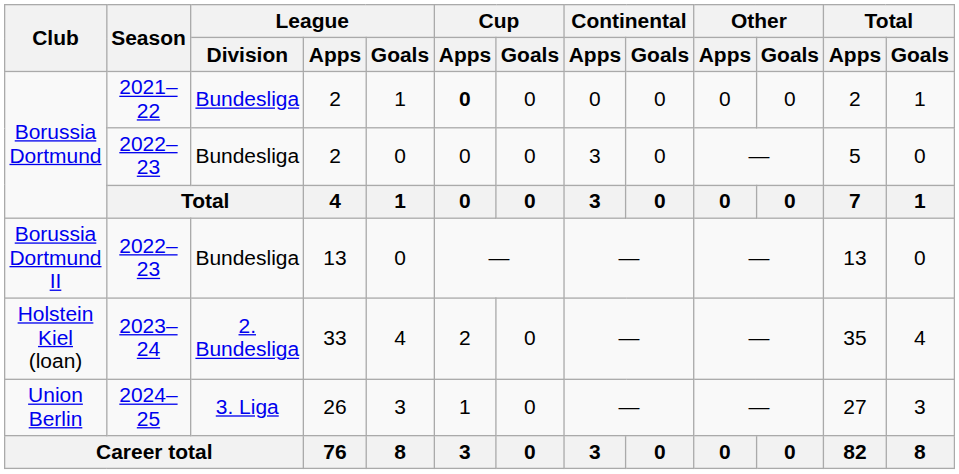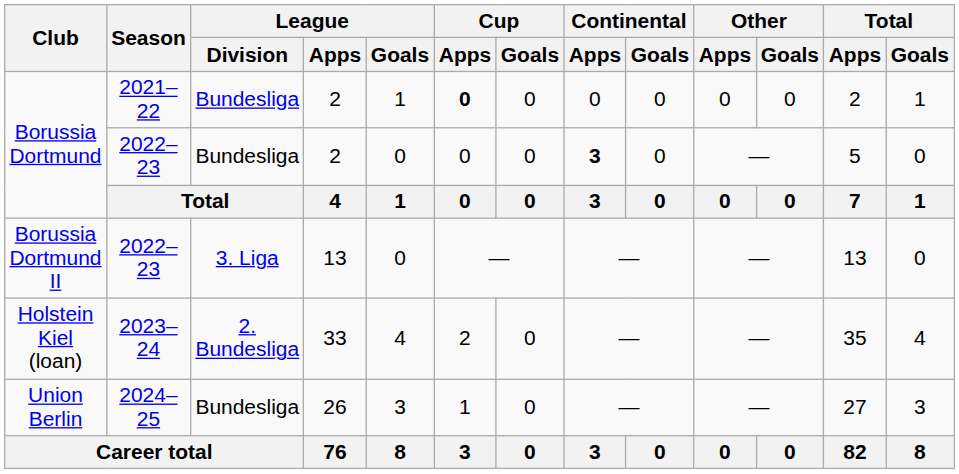(595, 156) normal -> (595, 156) bold
(247, 258) Bundesliga -> (247, 258) 3. Liga
(247, 407) 3. Liga -> (247, 407) Bundesliga
